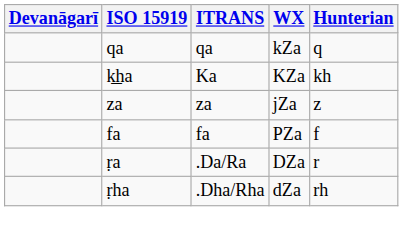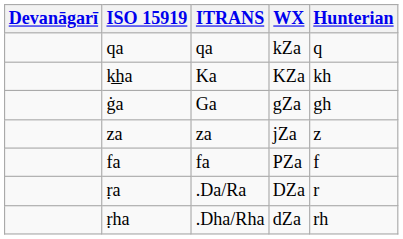+ row: (115, 104)
